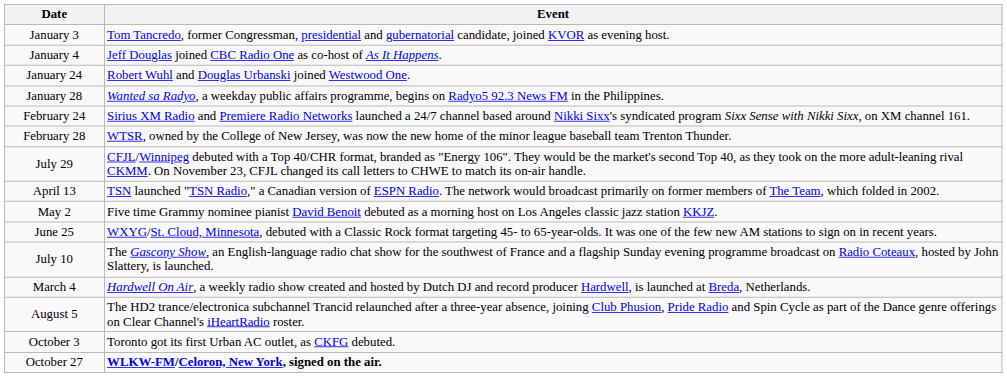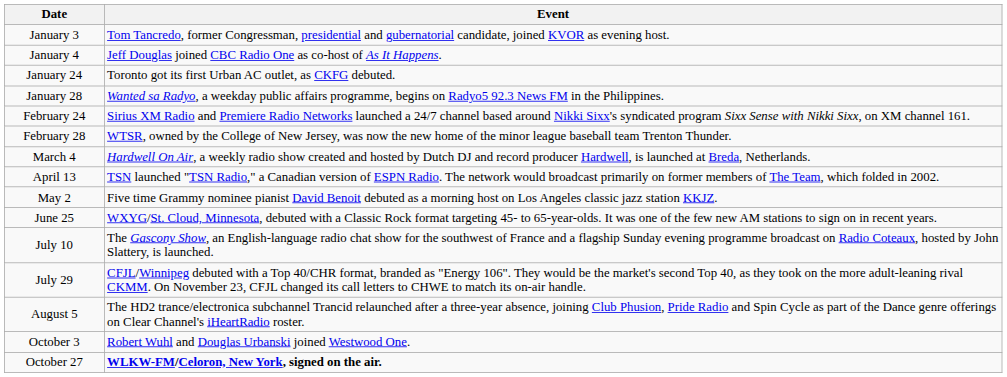(259, 75) Robert Wuhl and Douglas Urbanski joined Westwood One. -> (251, 75) Toronto got its first Urban AC outlet, as CKFG debuted.
rows swapped: (54, 287) <-> (54, 163)
(251, 342) Toronto got its first Urban AC outlet, as CKFG debuted. -> (259, 342) Robert Wuhl and Douglas Urbanski joined Westwood One.
